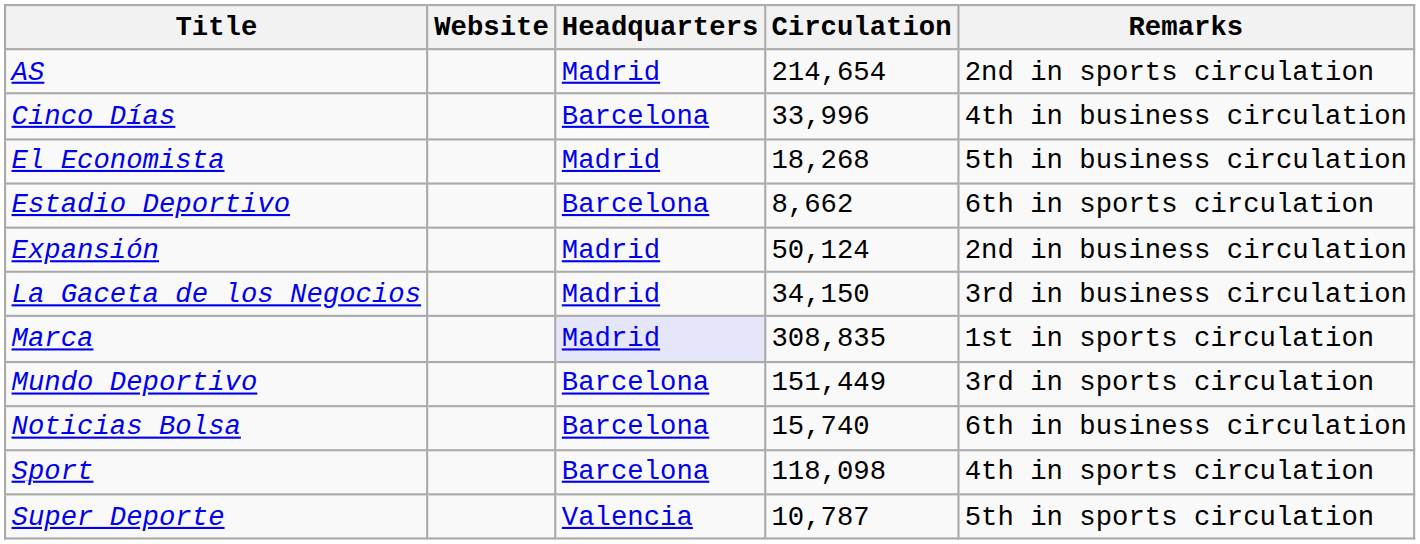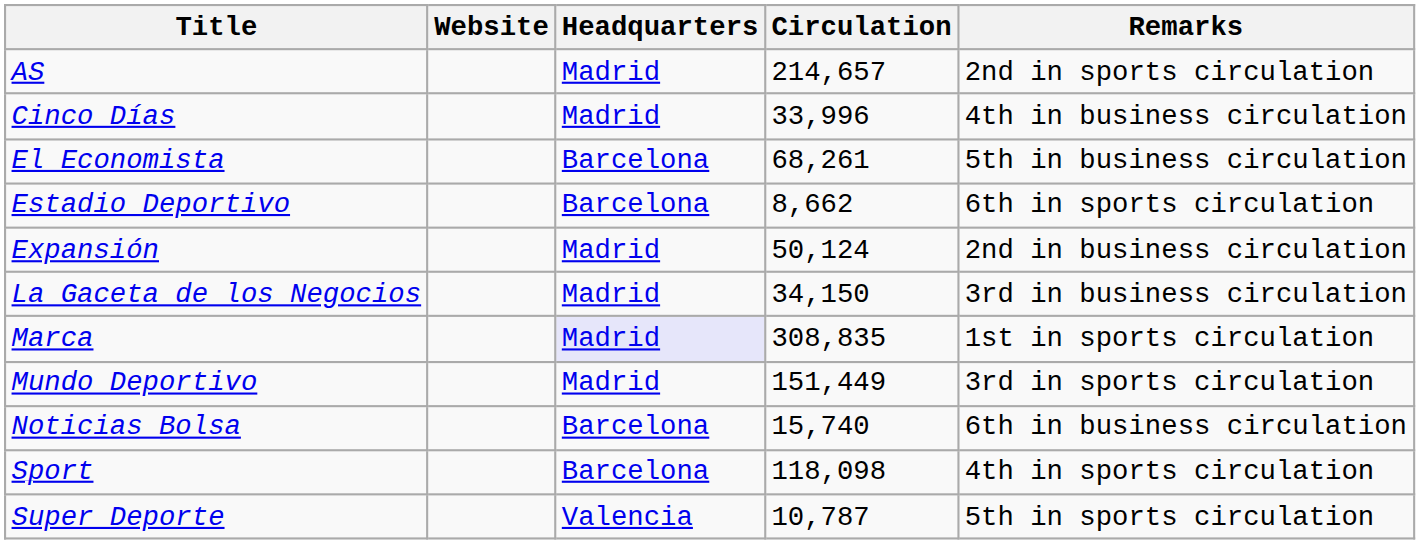(829, 72) 214,654 -> (829, 72) 214,657
(636, 116) Barcelona -> (611, 116) Madrid
(611, 161) Madrid -> (636, 161) Barcelona
(821, 161) 18,268 -> (821, 161) 68,261
(636, 383) Barcelona -> (611, 383) Madrid
